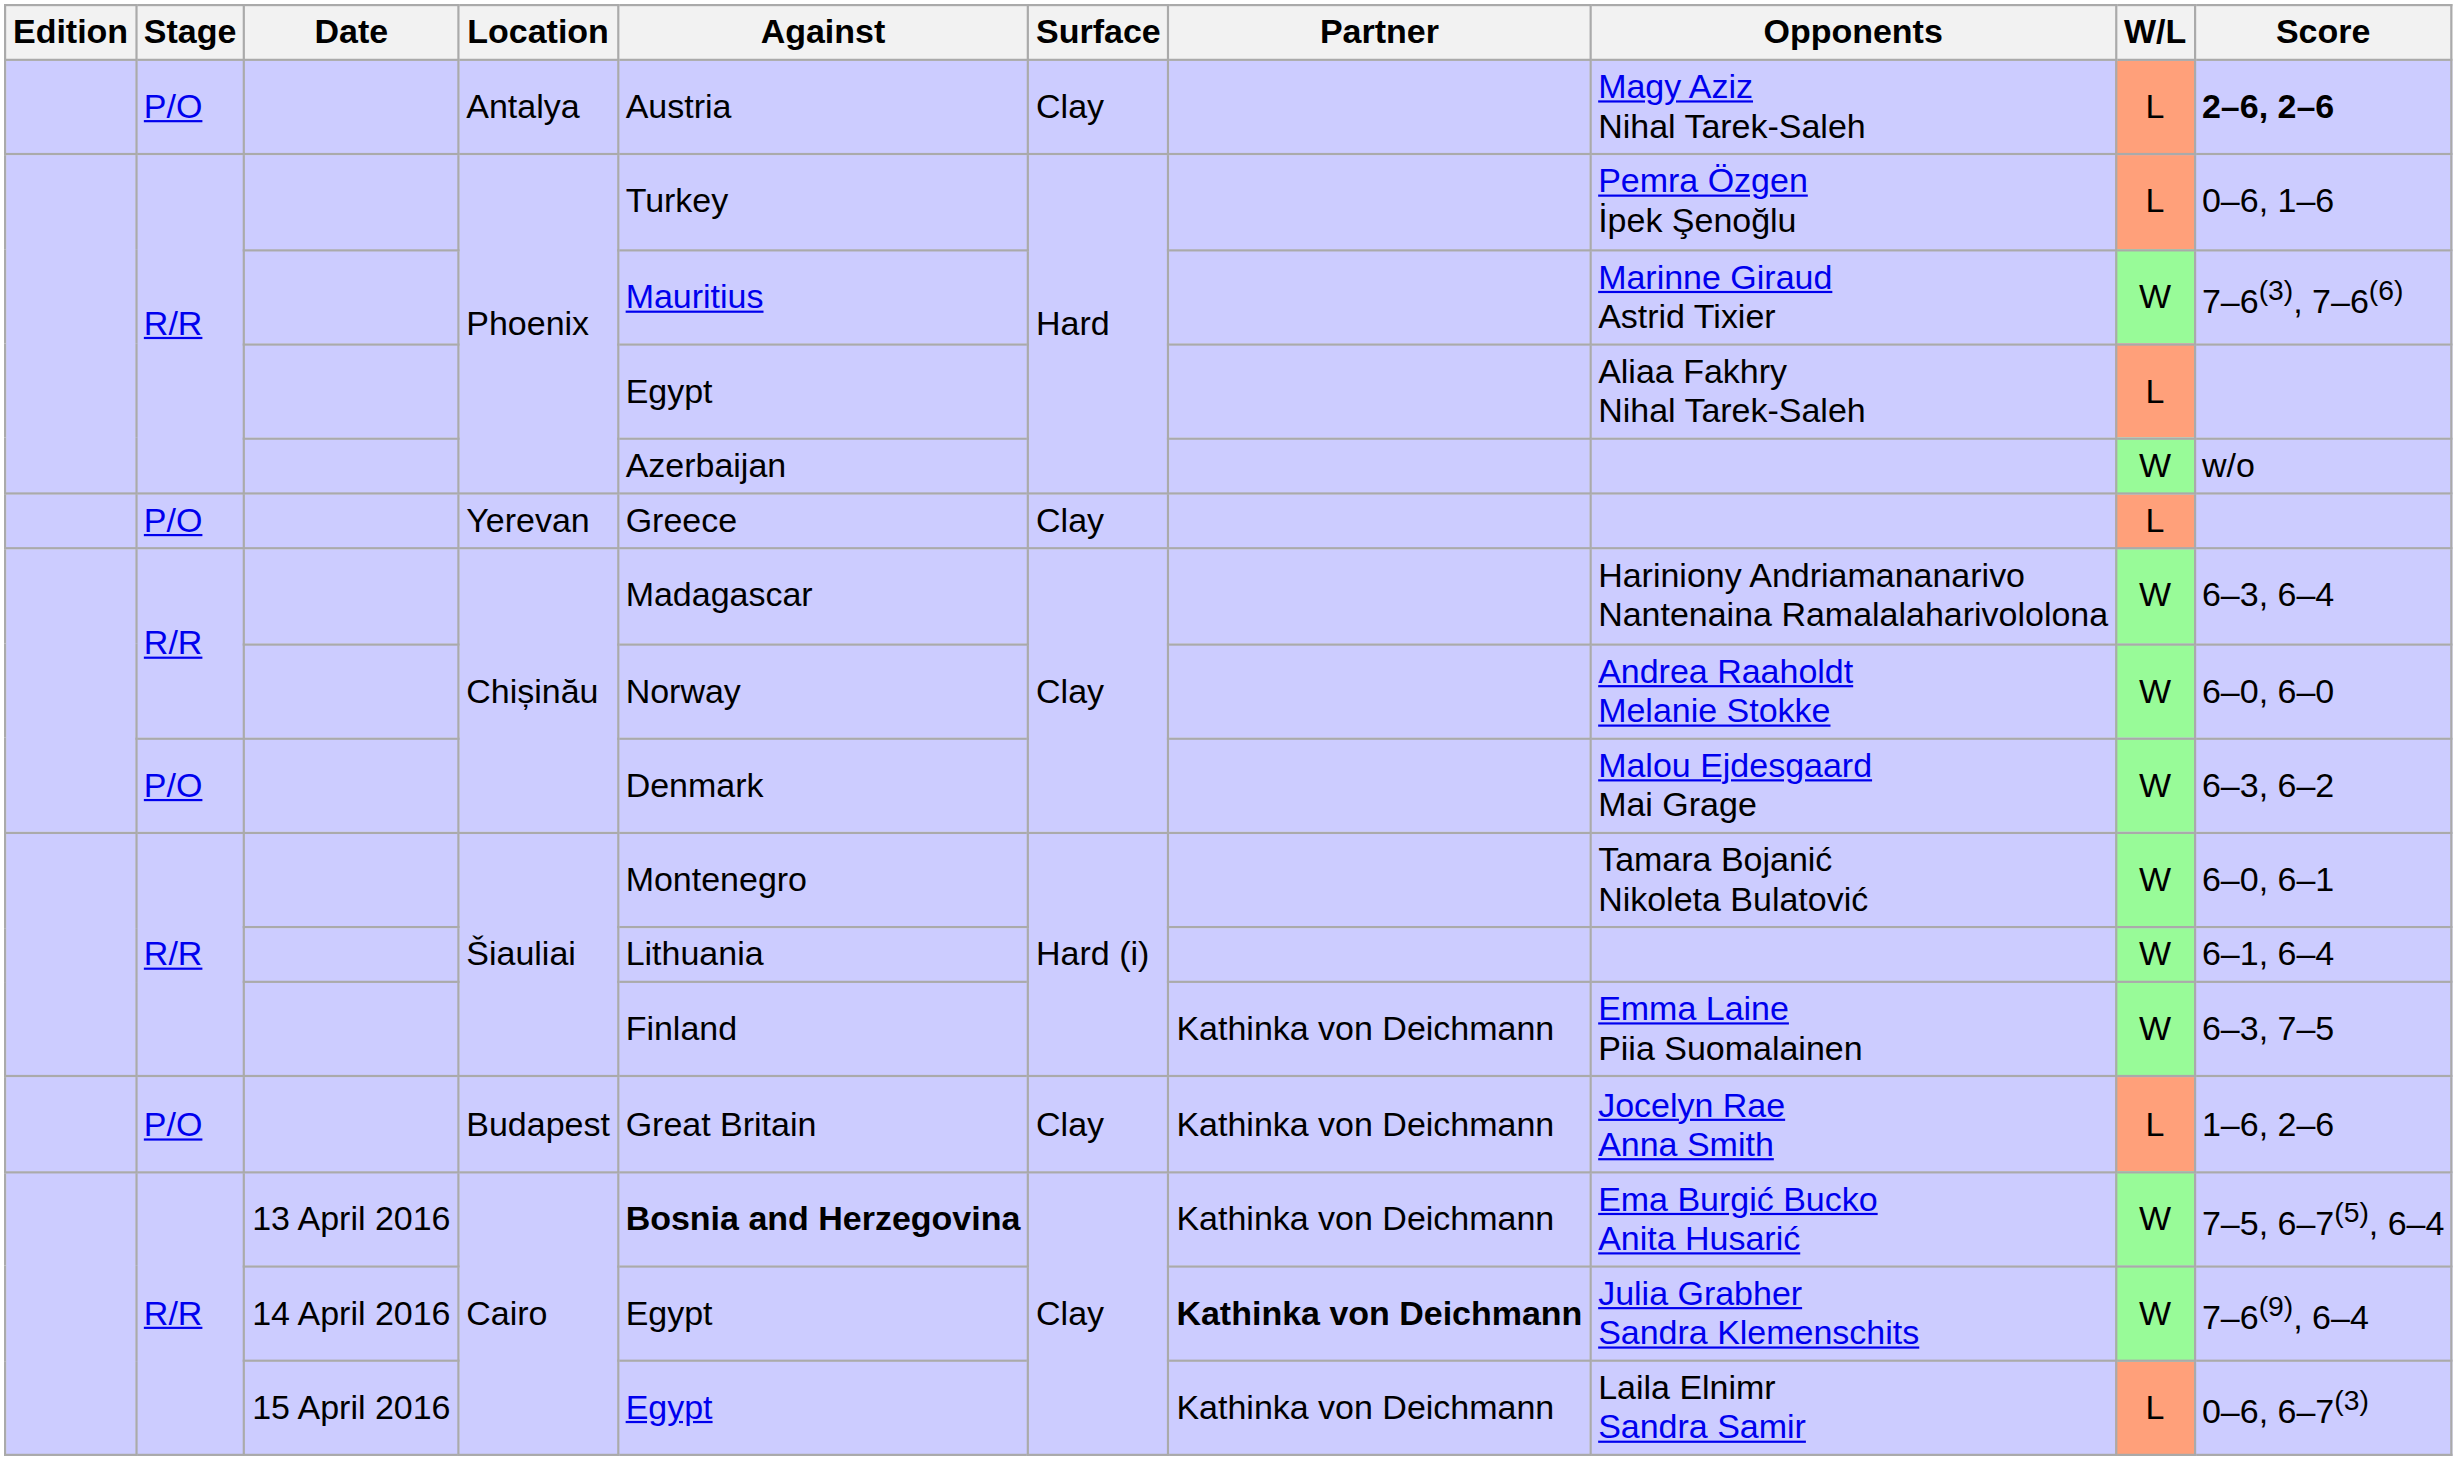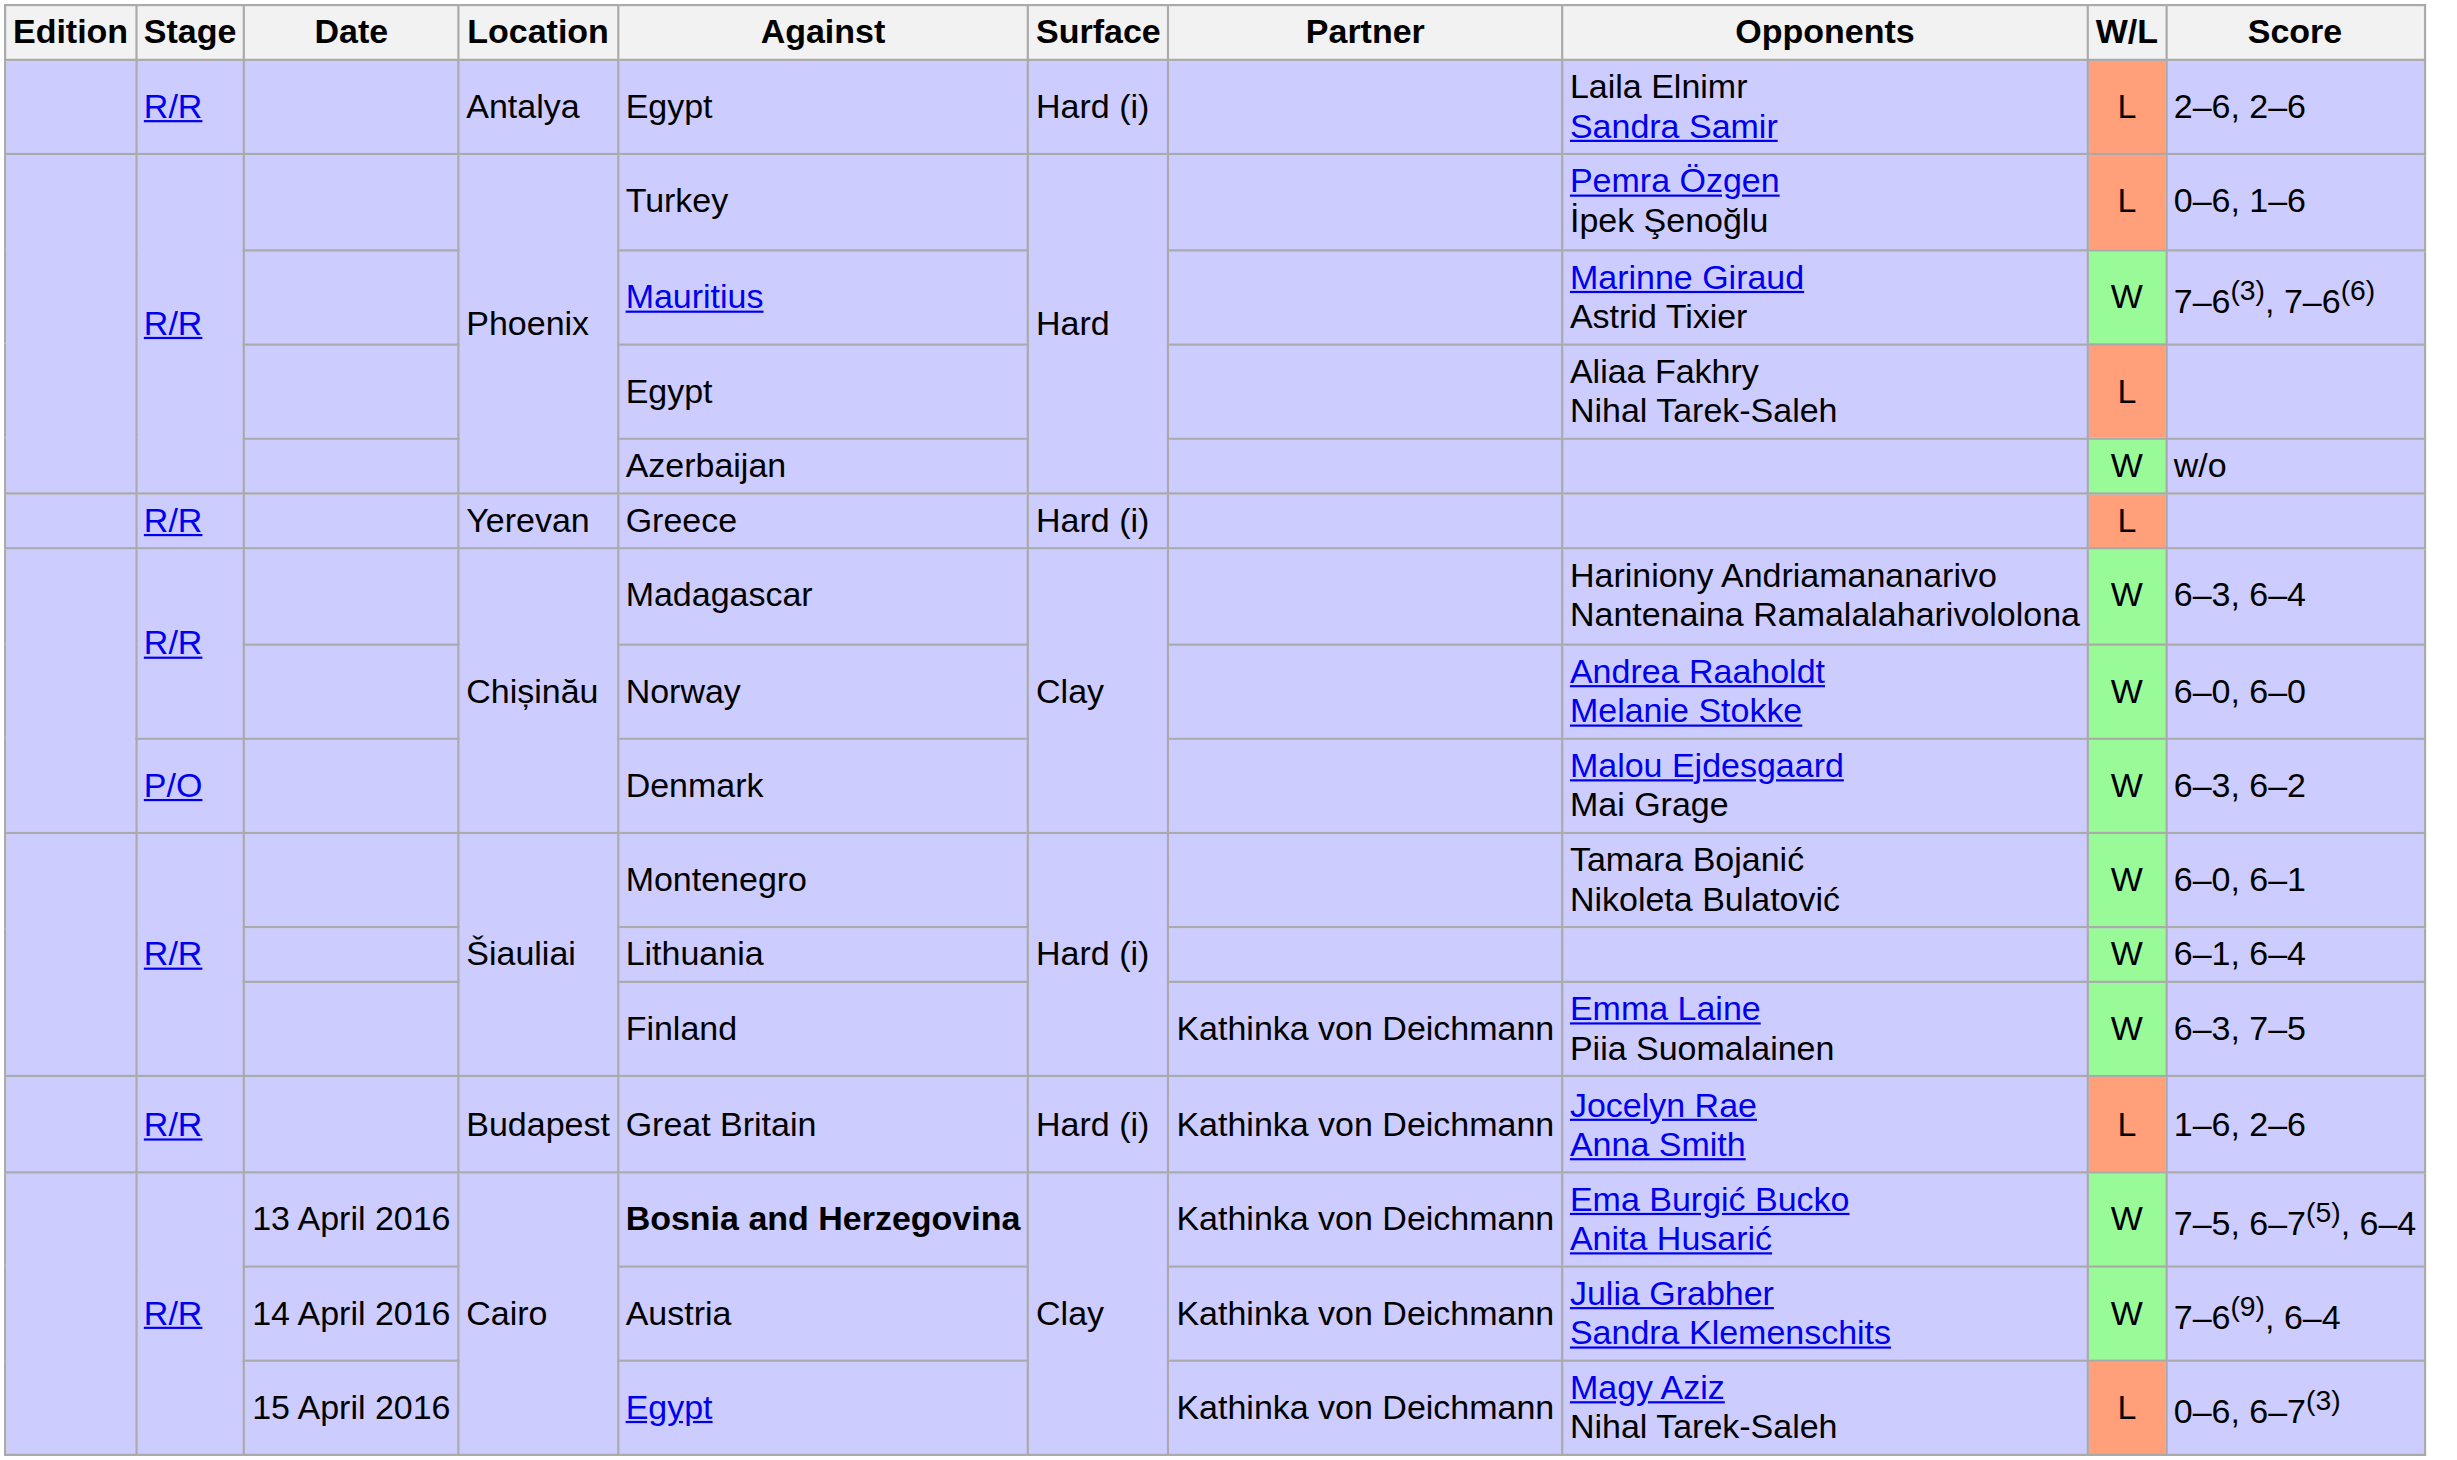(173, 106) P/O -> (173, 106) R/R
(679, 106) Austria -> (669, 106) Egypt
(1070, 106) Clay -> (1093, 106) Hard (i)
(1732, 106) Magy Aziz Nihal Tarek-Saleh -> (1674, 106) Laila Elnimr Sandra Samir
(2268, 106) bold -> (2240, 106) normal
(173, 520) P/O -> (173, 520) R/R
(1070, 520) Clay -> (1093, 520) Hard (i)
(173, 1123) P/O -> (173, 1123) R/R
(1070, 1123) Clay -> (1093, 1123) Hard (i)
(669, 1312) Egypt -> (679, 1312) Austria
(1379, 1312) bold -> (1365, 1312) normal
(1702, 1406) Laila Elnimr Sandra Samir -> (1704, 1406) Magy Aziz Nihal Tarek-Saleh
